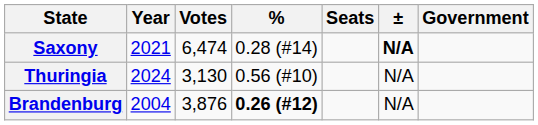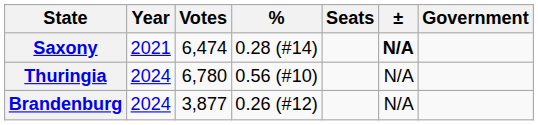(204, 76) 3,130 -> (204, 76) 6,780
(151, 104) 2004 -> (151, 104) 2024
(204, 104) 3,876 -> (204, 104) 3,877
(277, 104) bold -> (277, 104) normal
